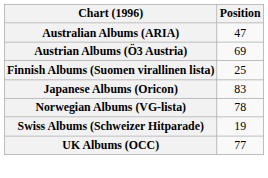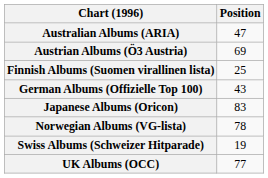+ row: (111, 88)
